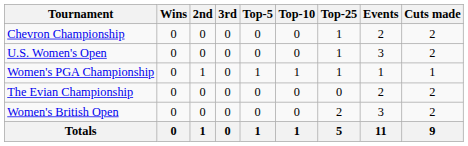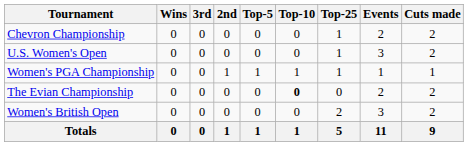columns swapped: (203, 14) <-> (228, 14)
(297, 92) normal -> (297, 92) bold
